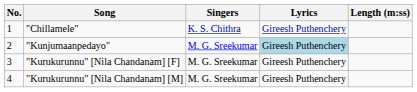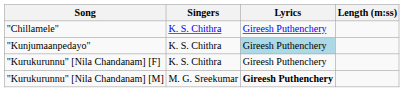- column: (14, 12)
(223, 46) M. G. Sreekumar -> (195, 46) K. S. Chithra
(223, 62) M. G. Sreekumar -> (195, 62) K. S. Chithra
(304, 79) normal -> (288, 79) bold
